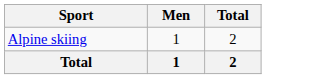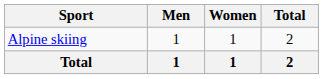+ column: (233, 16)
